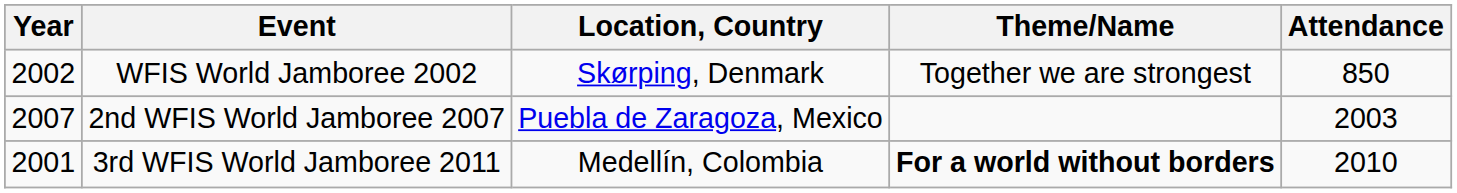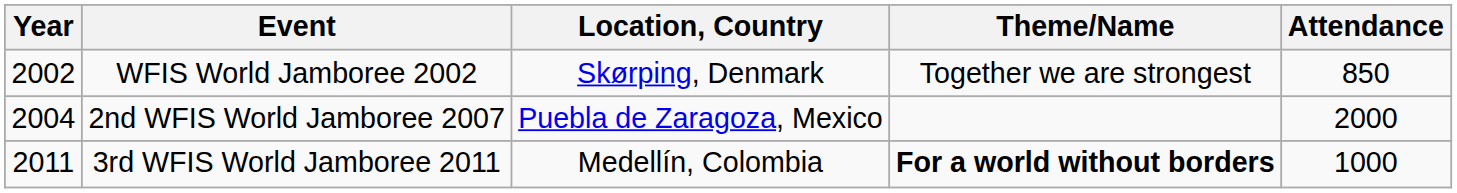(43, 118) 2007 -> (43, 118) 2004
(1366, 118) 2003 -> (1366, 118) 2000
(43, 163) 2001 -> (43, 163) 2011
(1366, 163) 2010 -> (1366, 163) 1000
